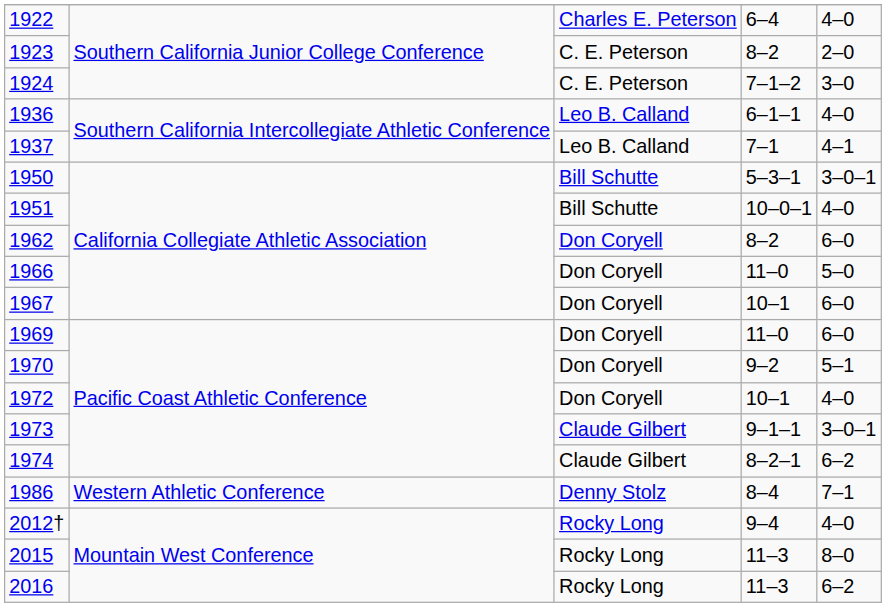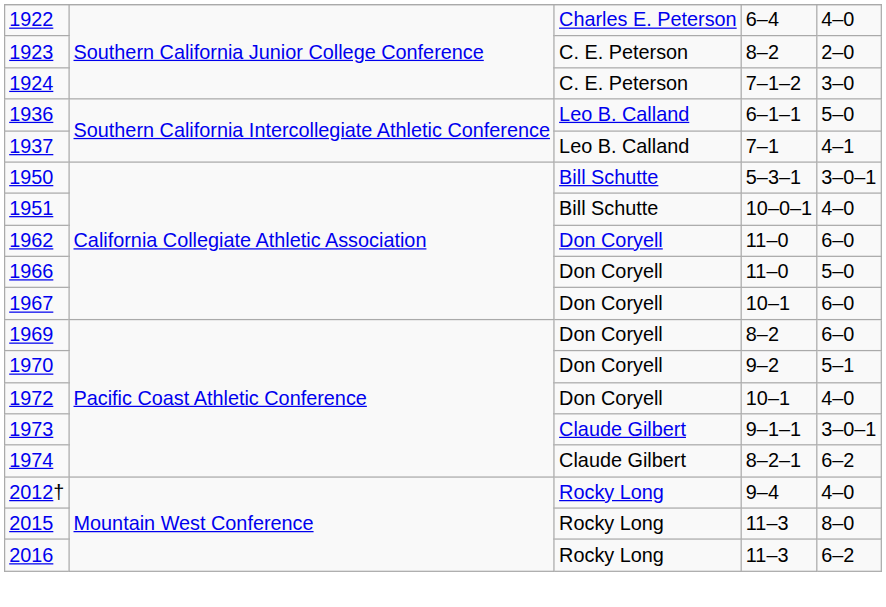(838, 114) 4–0 -> (838, 114) 5–0
(762, 240) 8–2 -> (767, 240) 11–0
(767, 334) 11–0 -> (762, 334) 8–2
- row: (31, 492)
